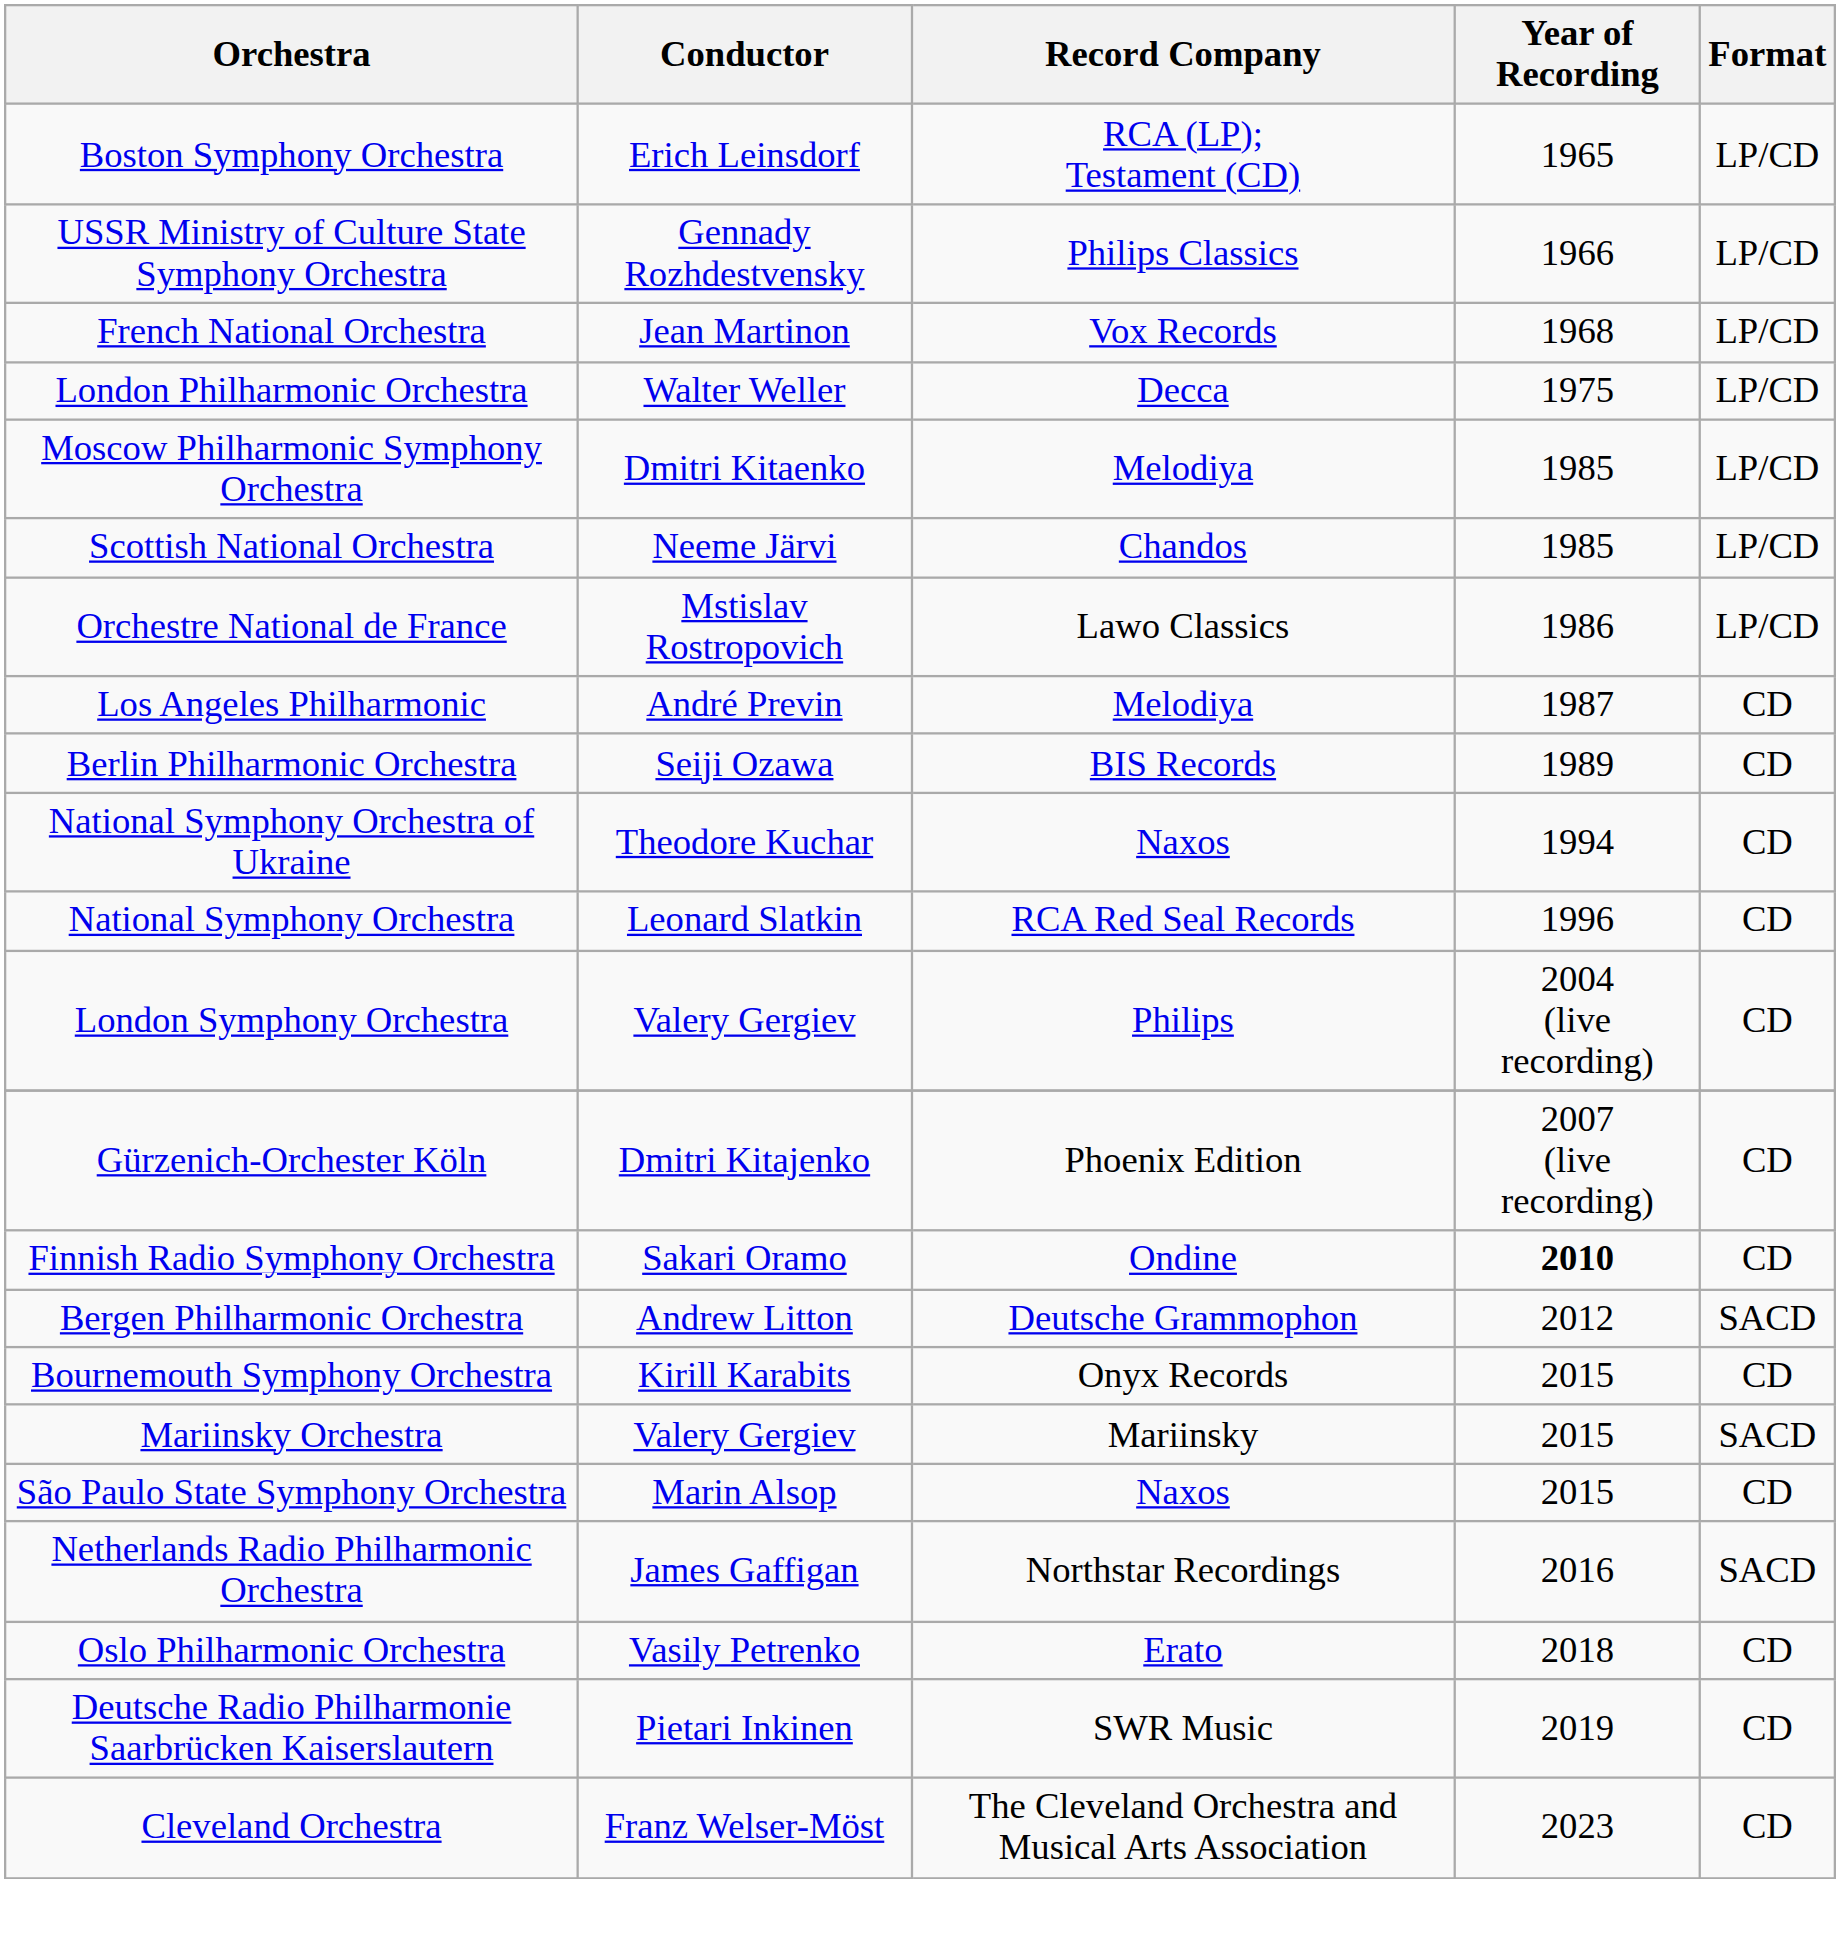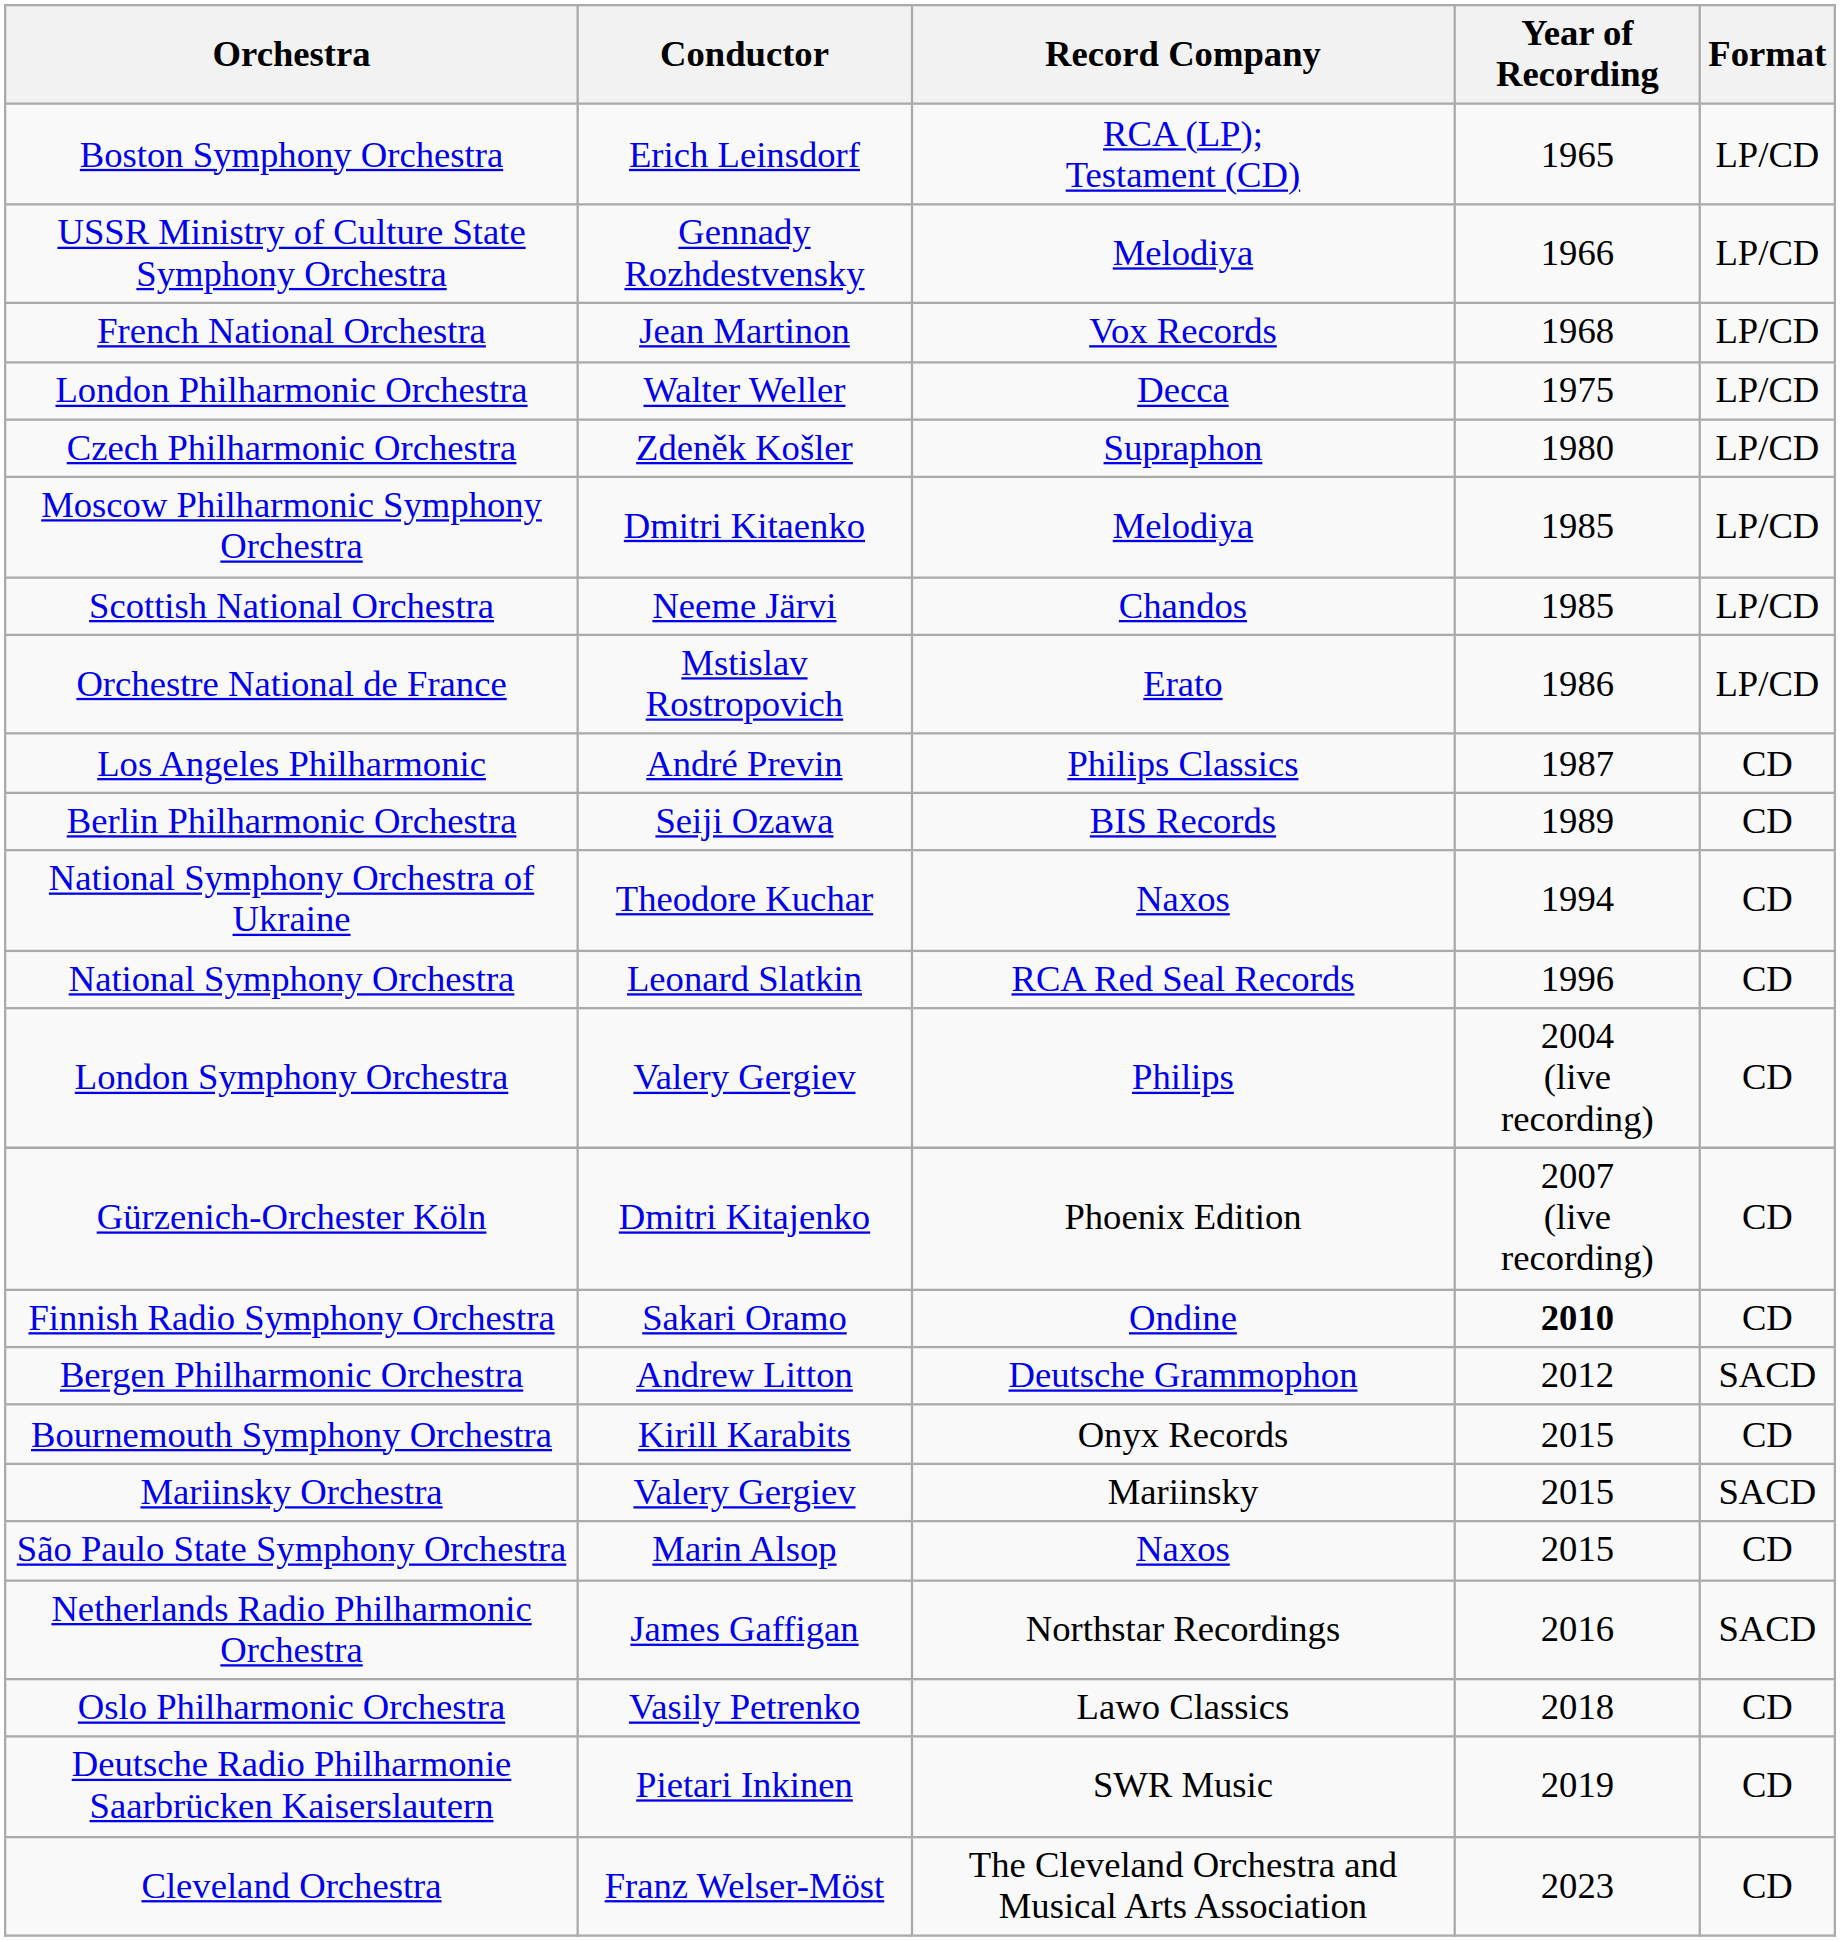(1183, 252) Philips Classics -> (1183, 252) Melodiya
+ row: (292, 447)
(1183, 625) Lawo Classics -> (1183, 683) Erato
(1183, 704) Melodiya -> (1183, 762) Philips Classics
(1183, 1649) Erato -> (1183, 1707) Lawo Classics
